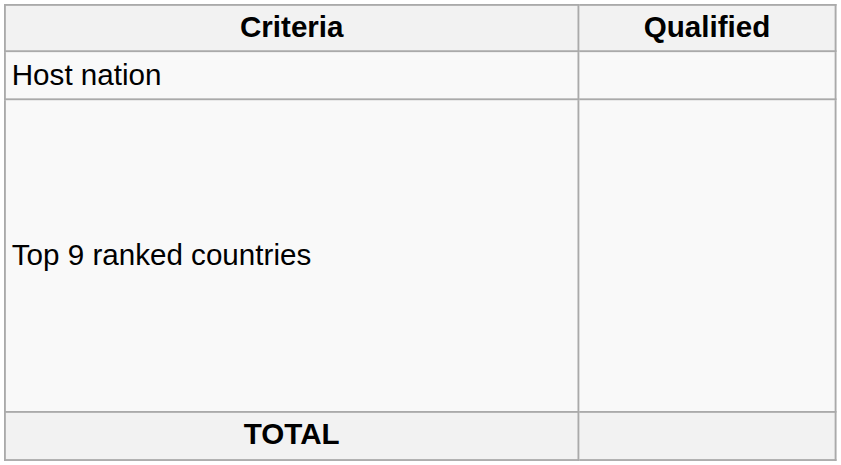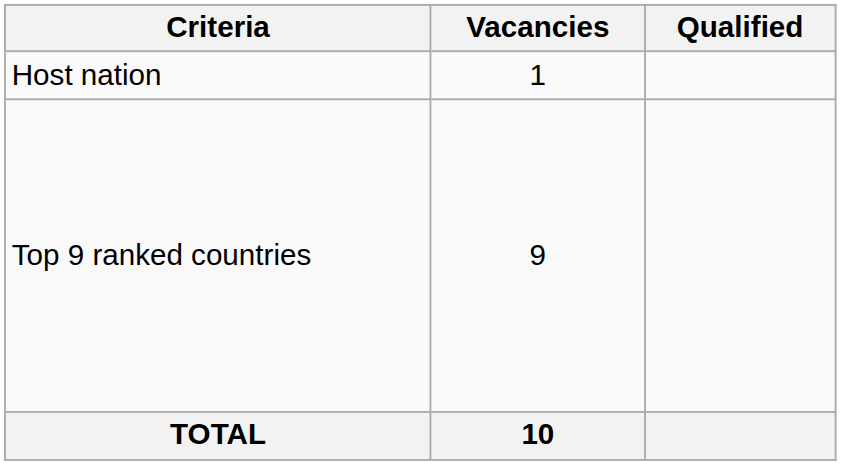+ column: (538, 27)
